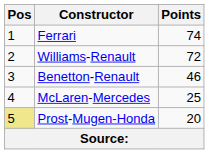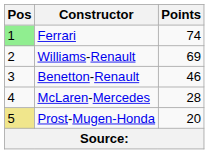(11, 36) no background -> (11, 36) lightgreen background
(194, 56) 72 -> (194, 56) 69
(194, 98) 25 -> (194, 98) 28
